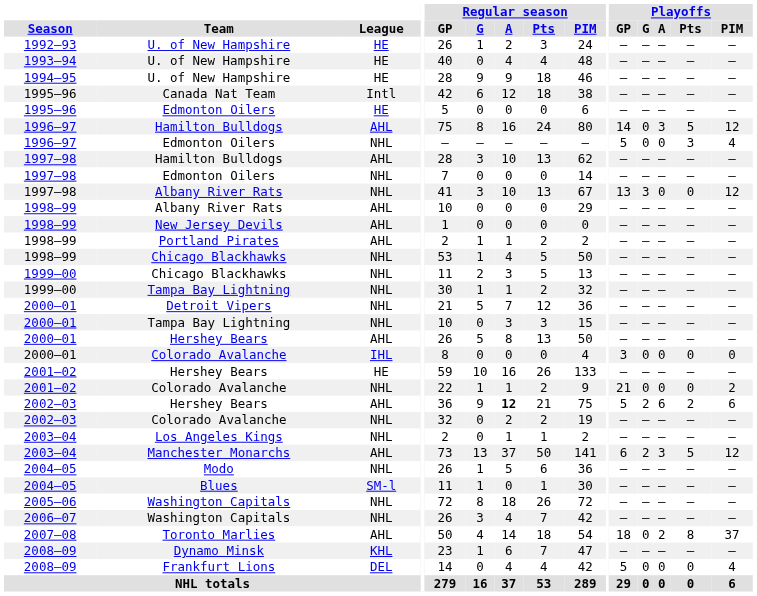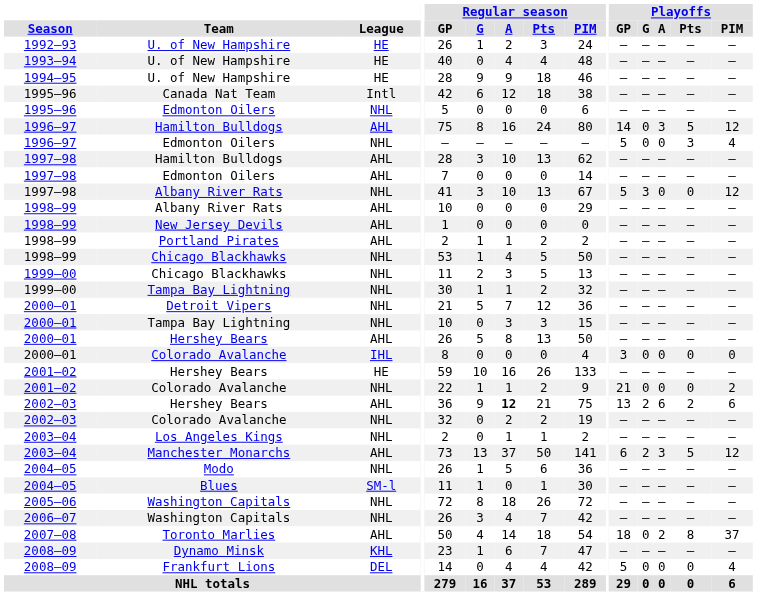(381, 110) HE -> (381, 110) NHL
(381, 175) NHL -> (381, 175) AHL
(624, 192) 13 -> (624, 192) 5
(624, 404) 5 -> (624, 404) 13
